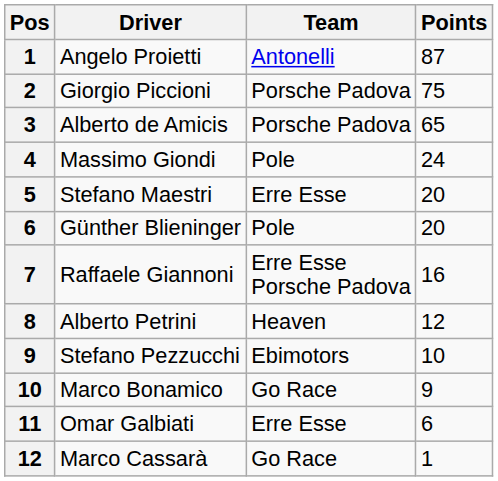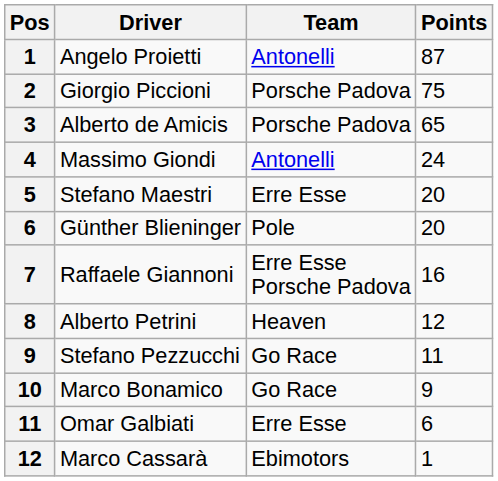(273, 160) Pole -> (293, 160) Antonelli
(300, 356) Ebimotors -> (294, 356) Go Race
(433, 356) 10 -> (432, 356) 11
(294, 459) Go Race -> (300, 459) Ebimotors
